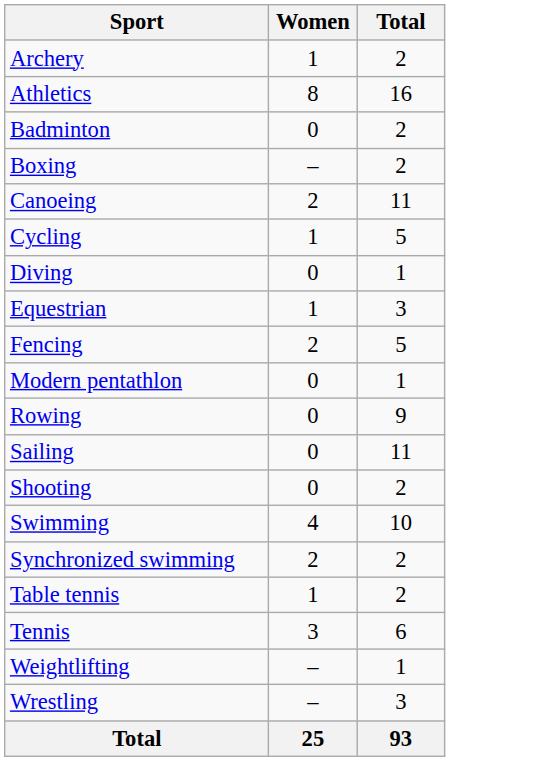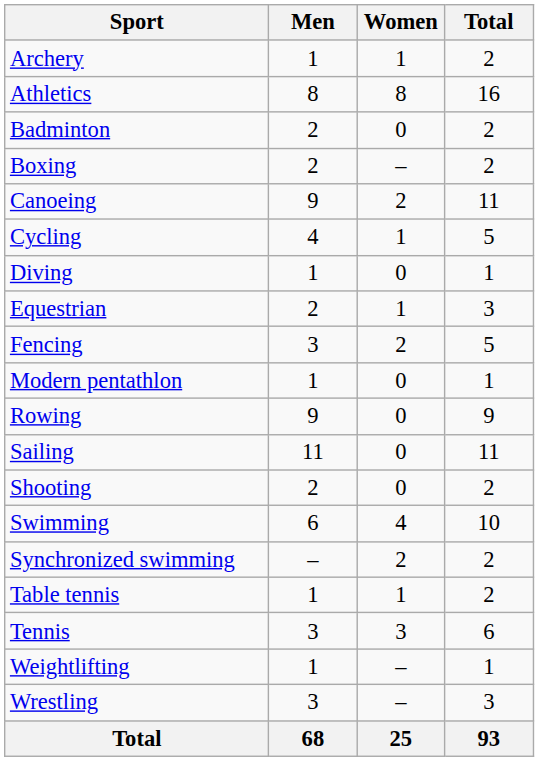+ column: (313, 22)
